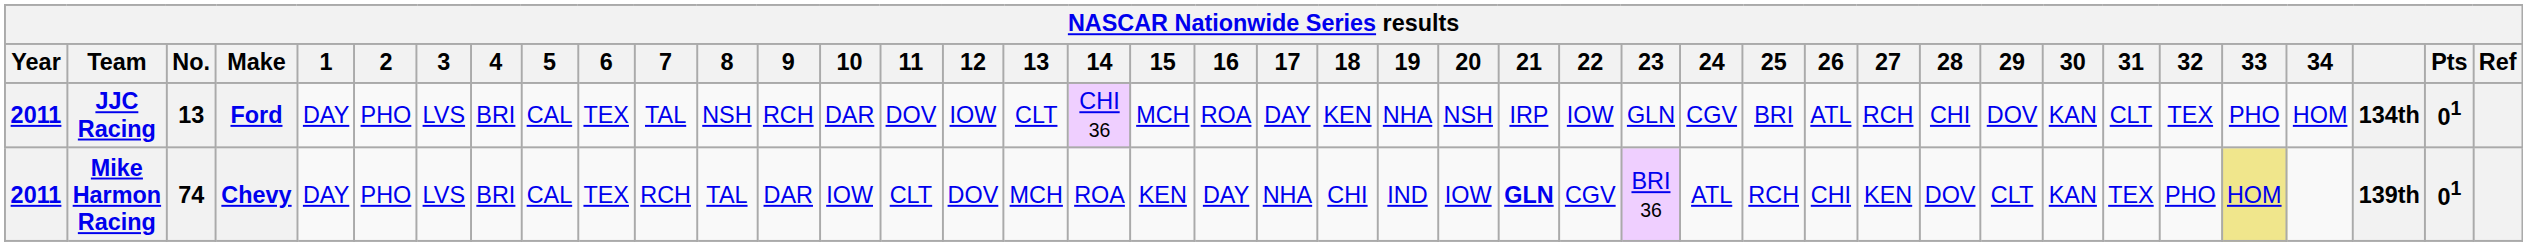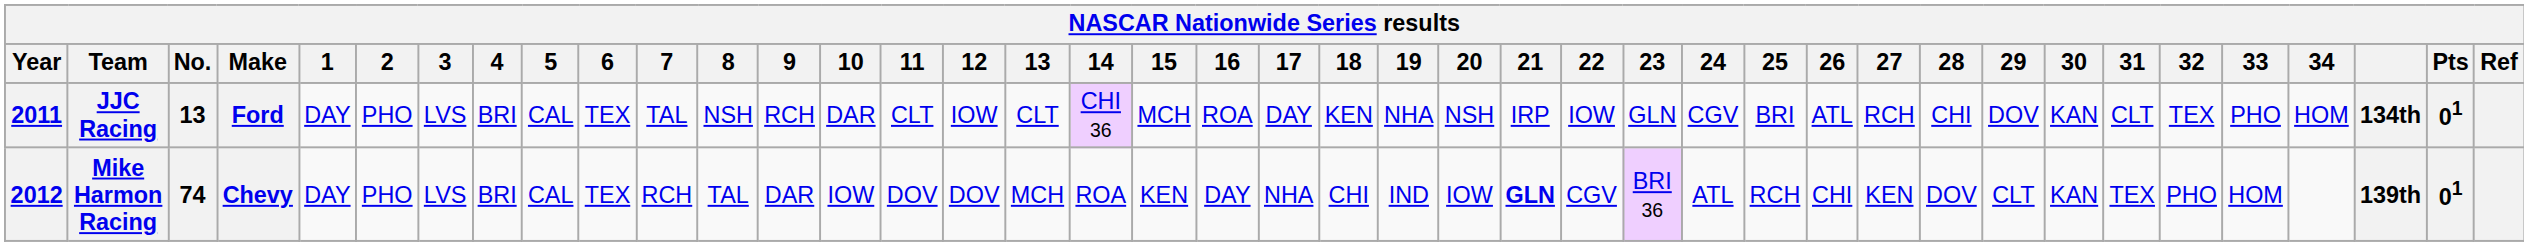(911, 115) DOV -> (912, 115) CLT
(36, 195) 2011 -> (37, 195) 2012
(911, 195) CLT -> (912, 195) DOV
(2254, 195) khaki background -> (2256, 195) no background
